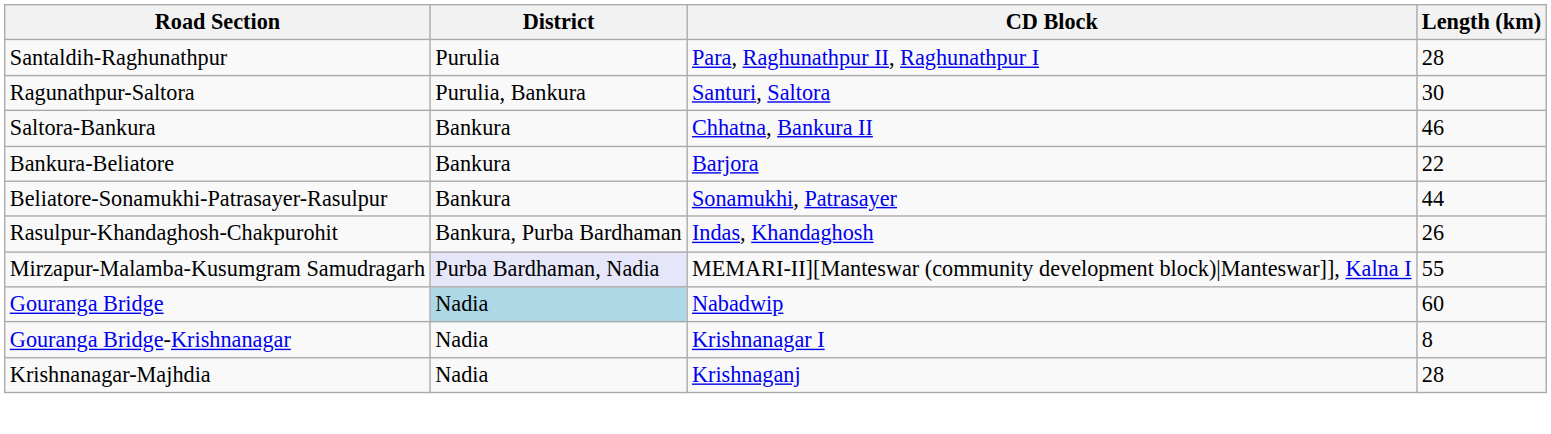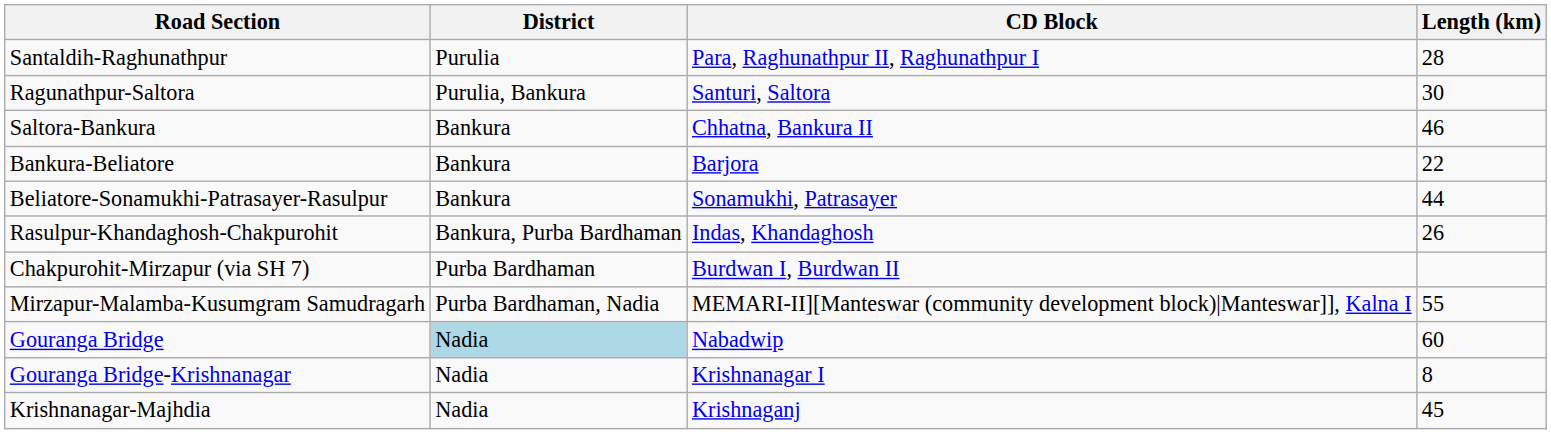+ row: (160, 269)
(547, 269) lavender background -> (547, 304) no background
(1433, 374) 28 -> (1433, 410) 45
